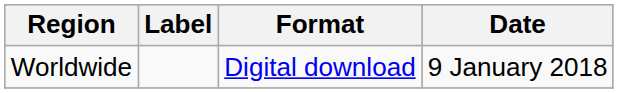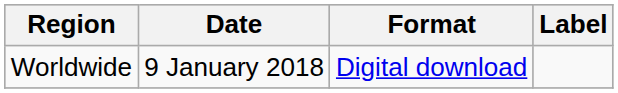columns swapped: (518, 25) <-> (178, 25)
